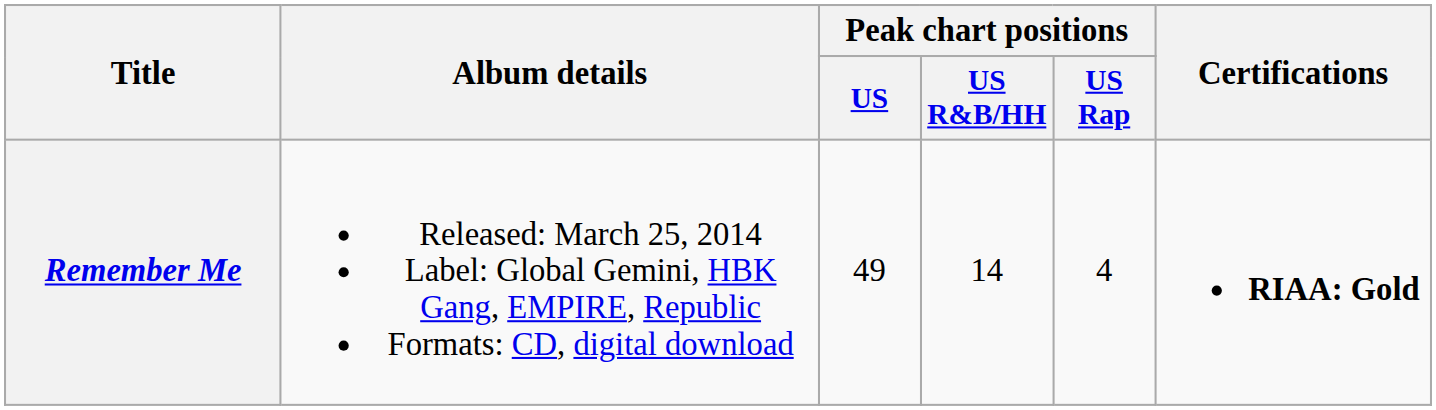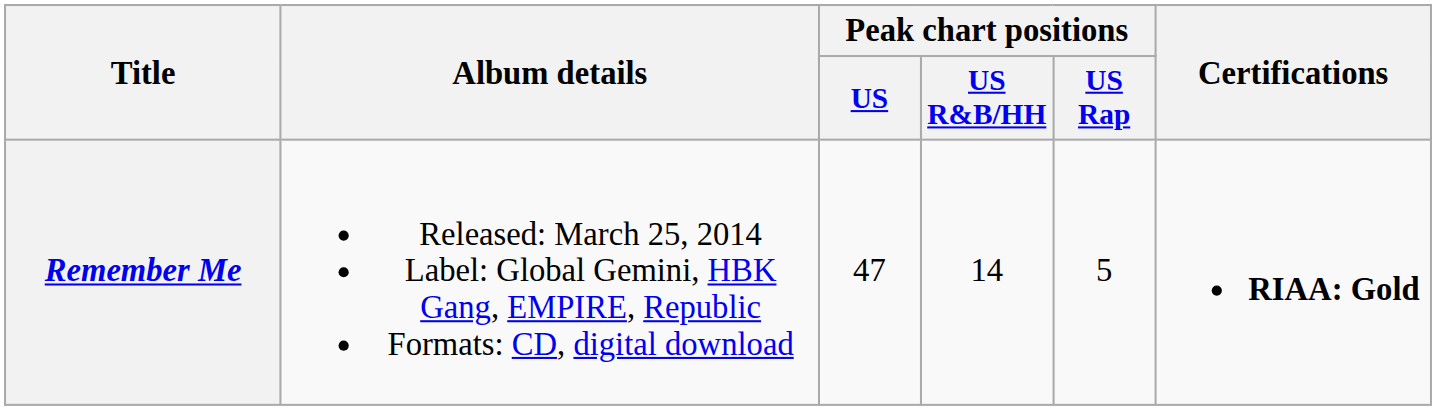(869, 271) 49 -> (869, 271) 47
(1104, 271) 4 -> (1104, 271) 5
